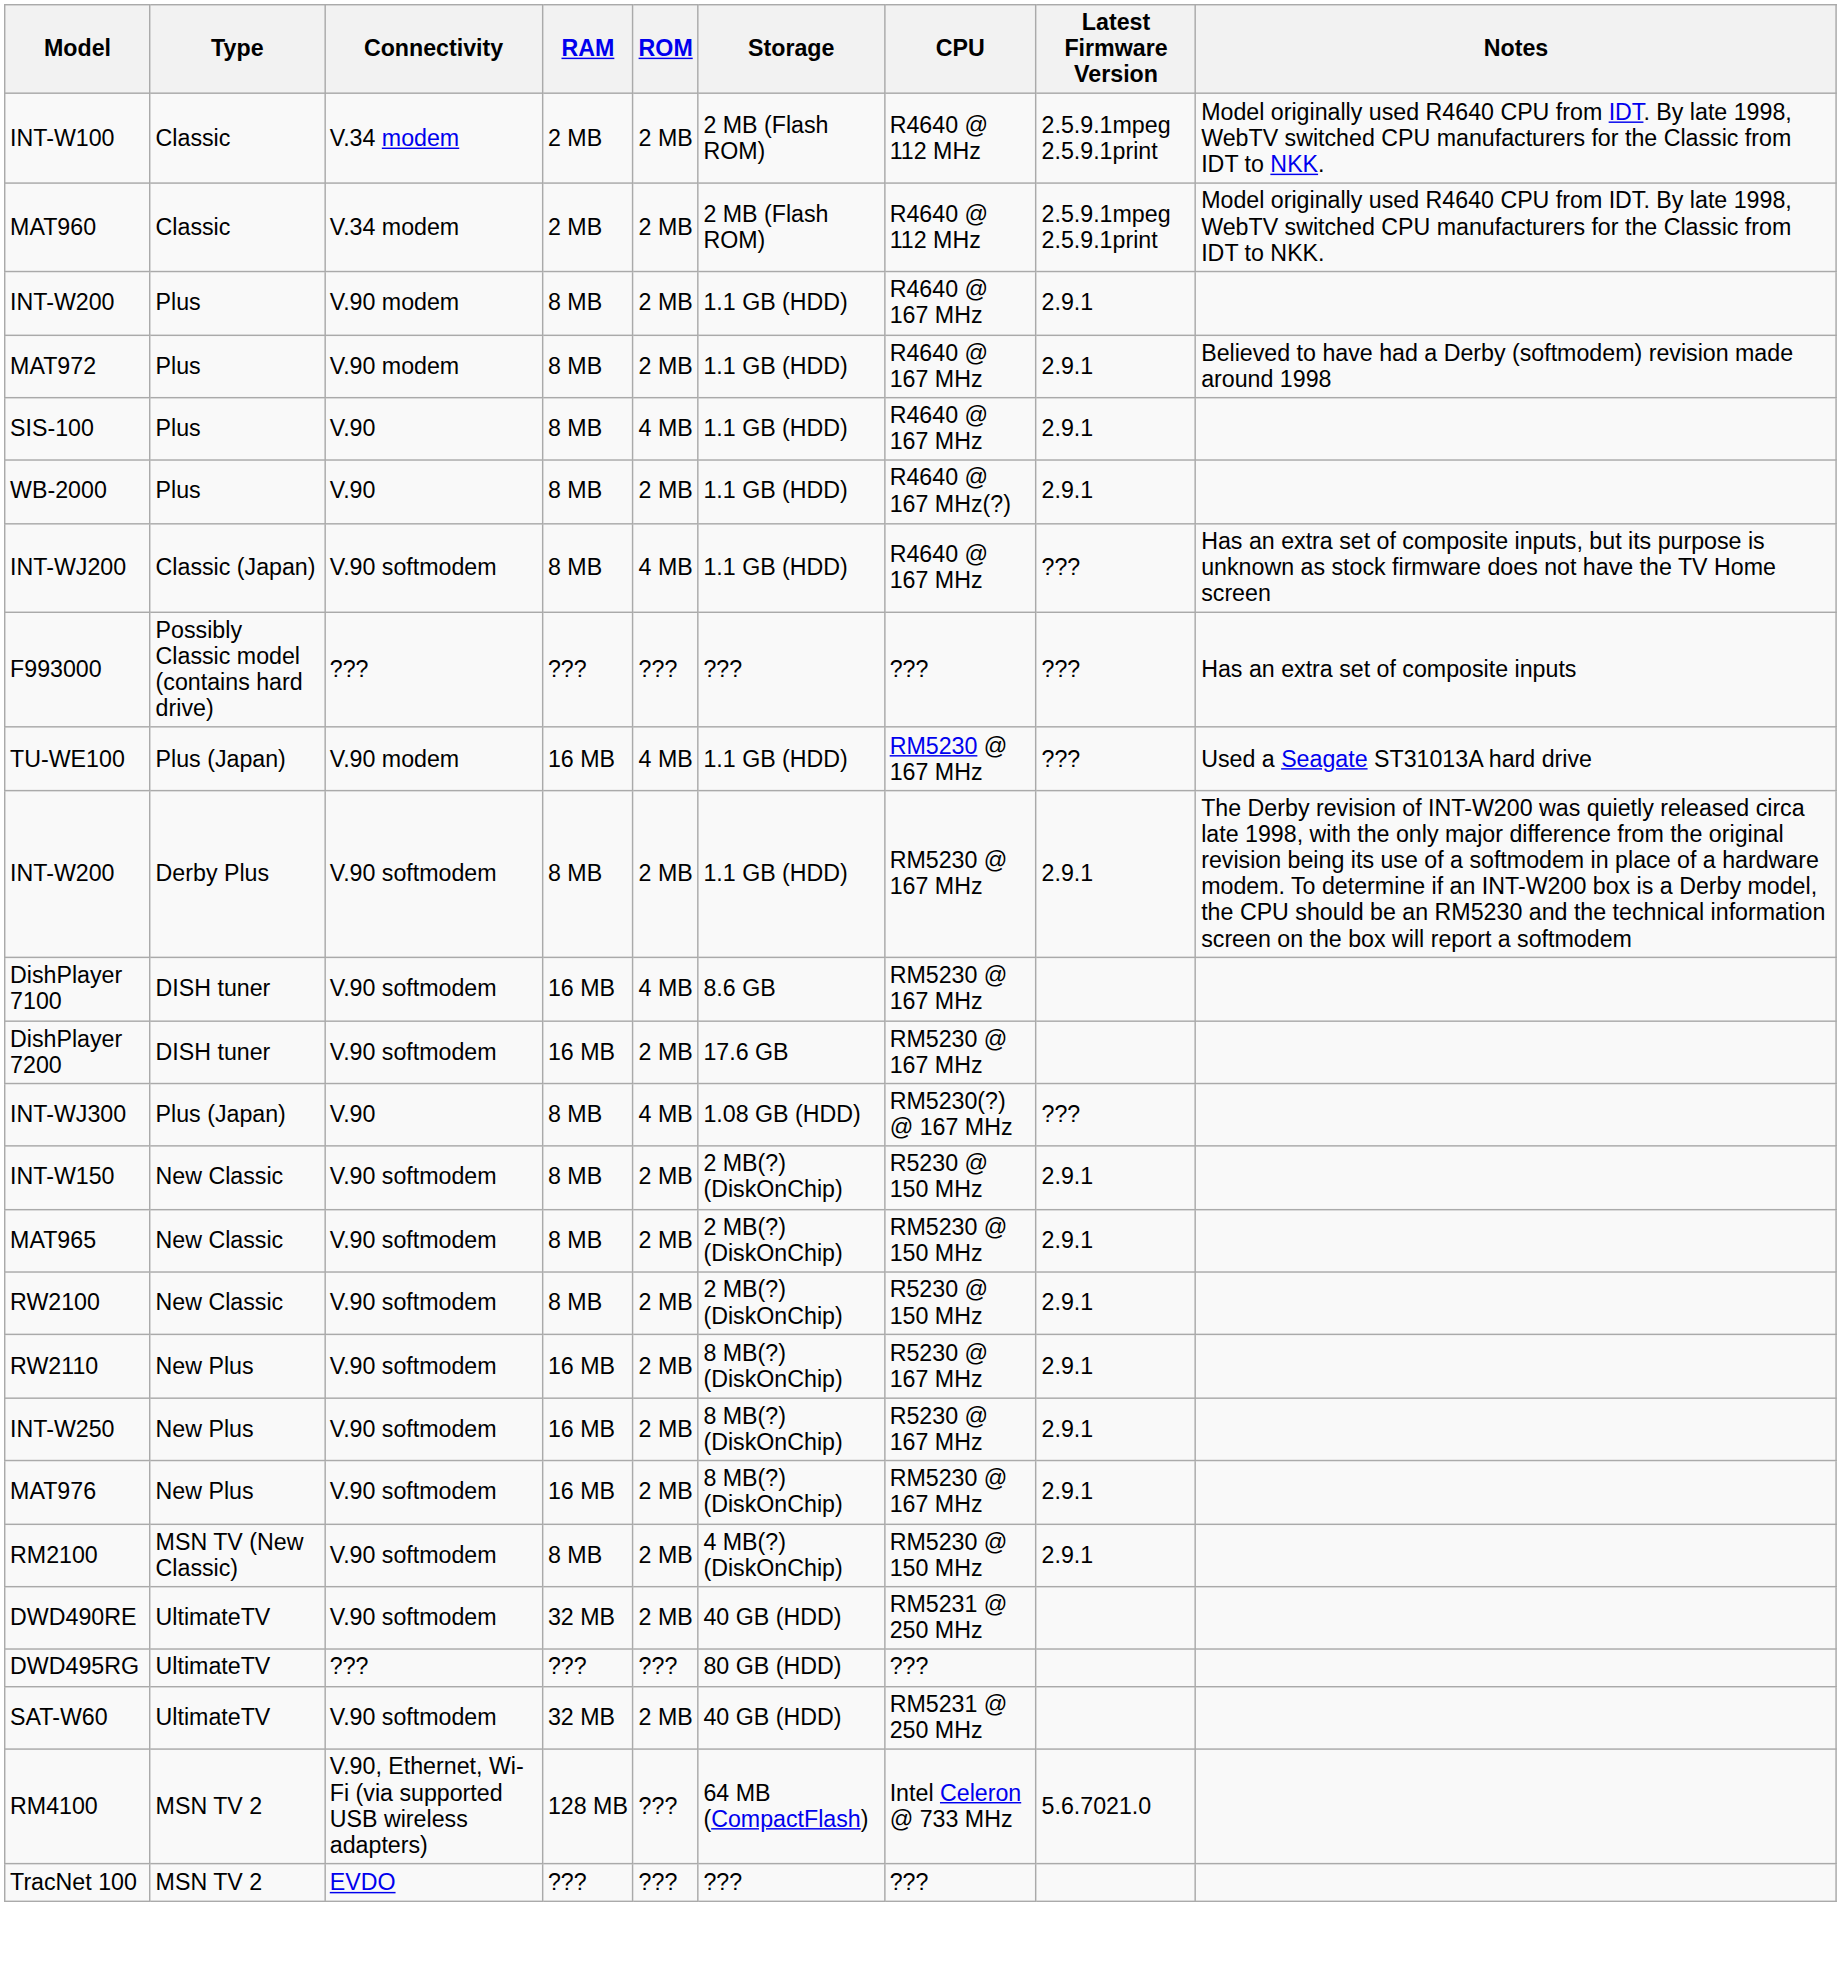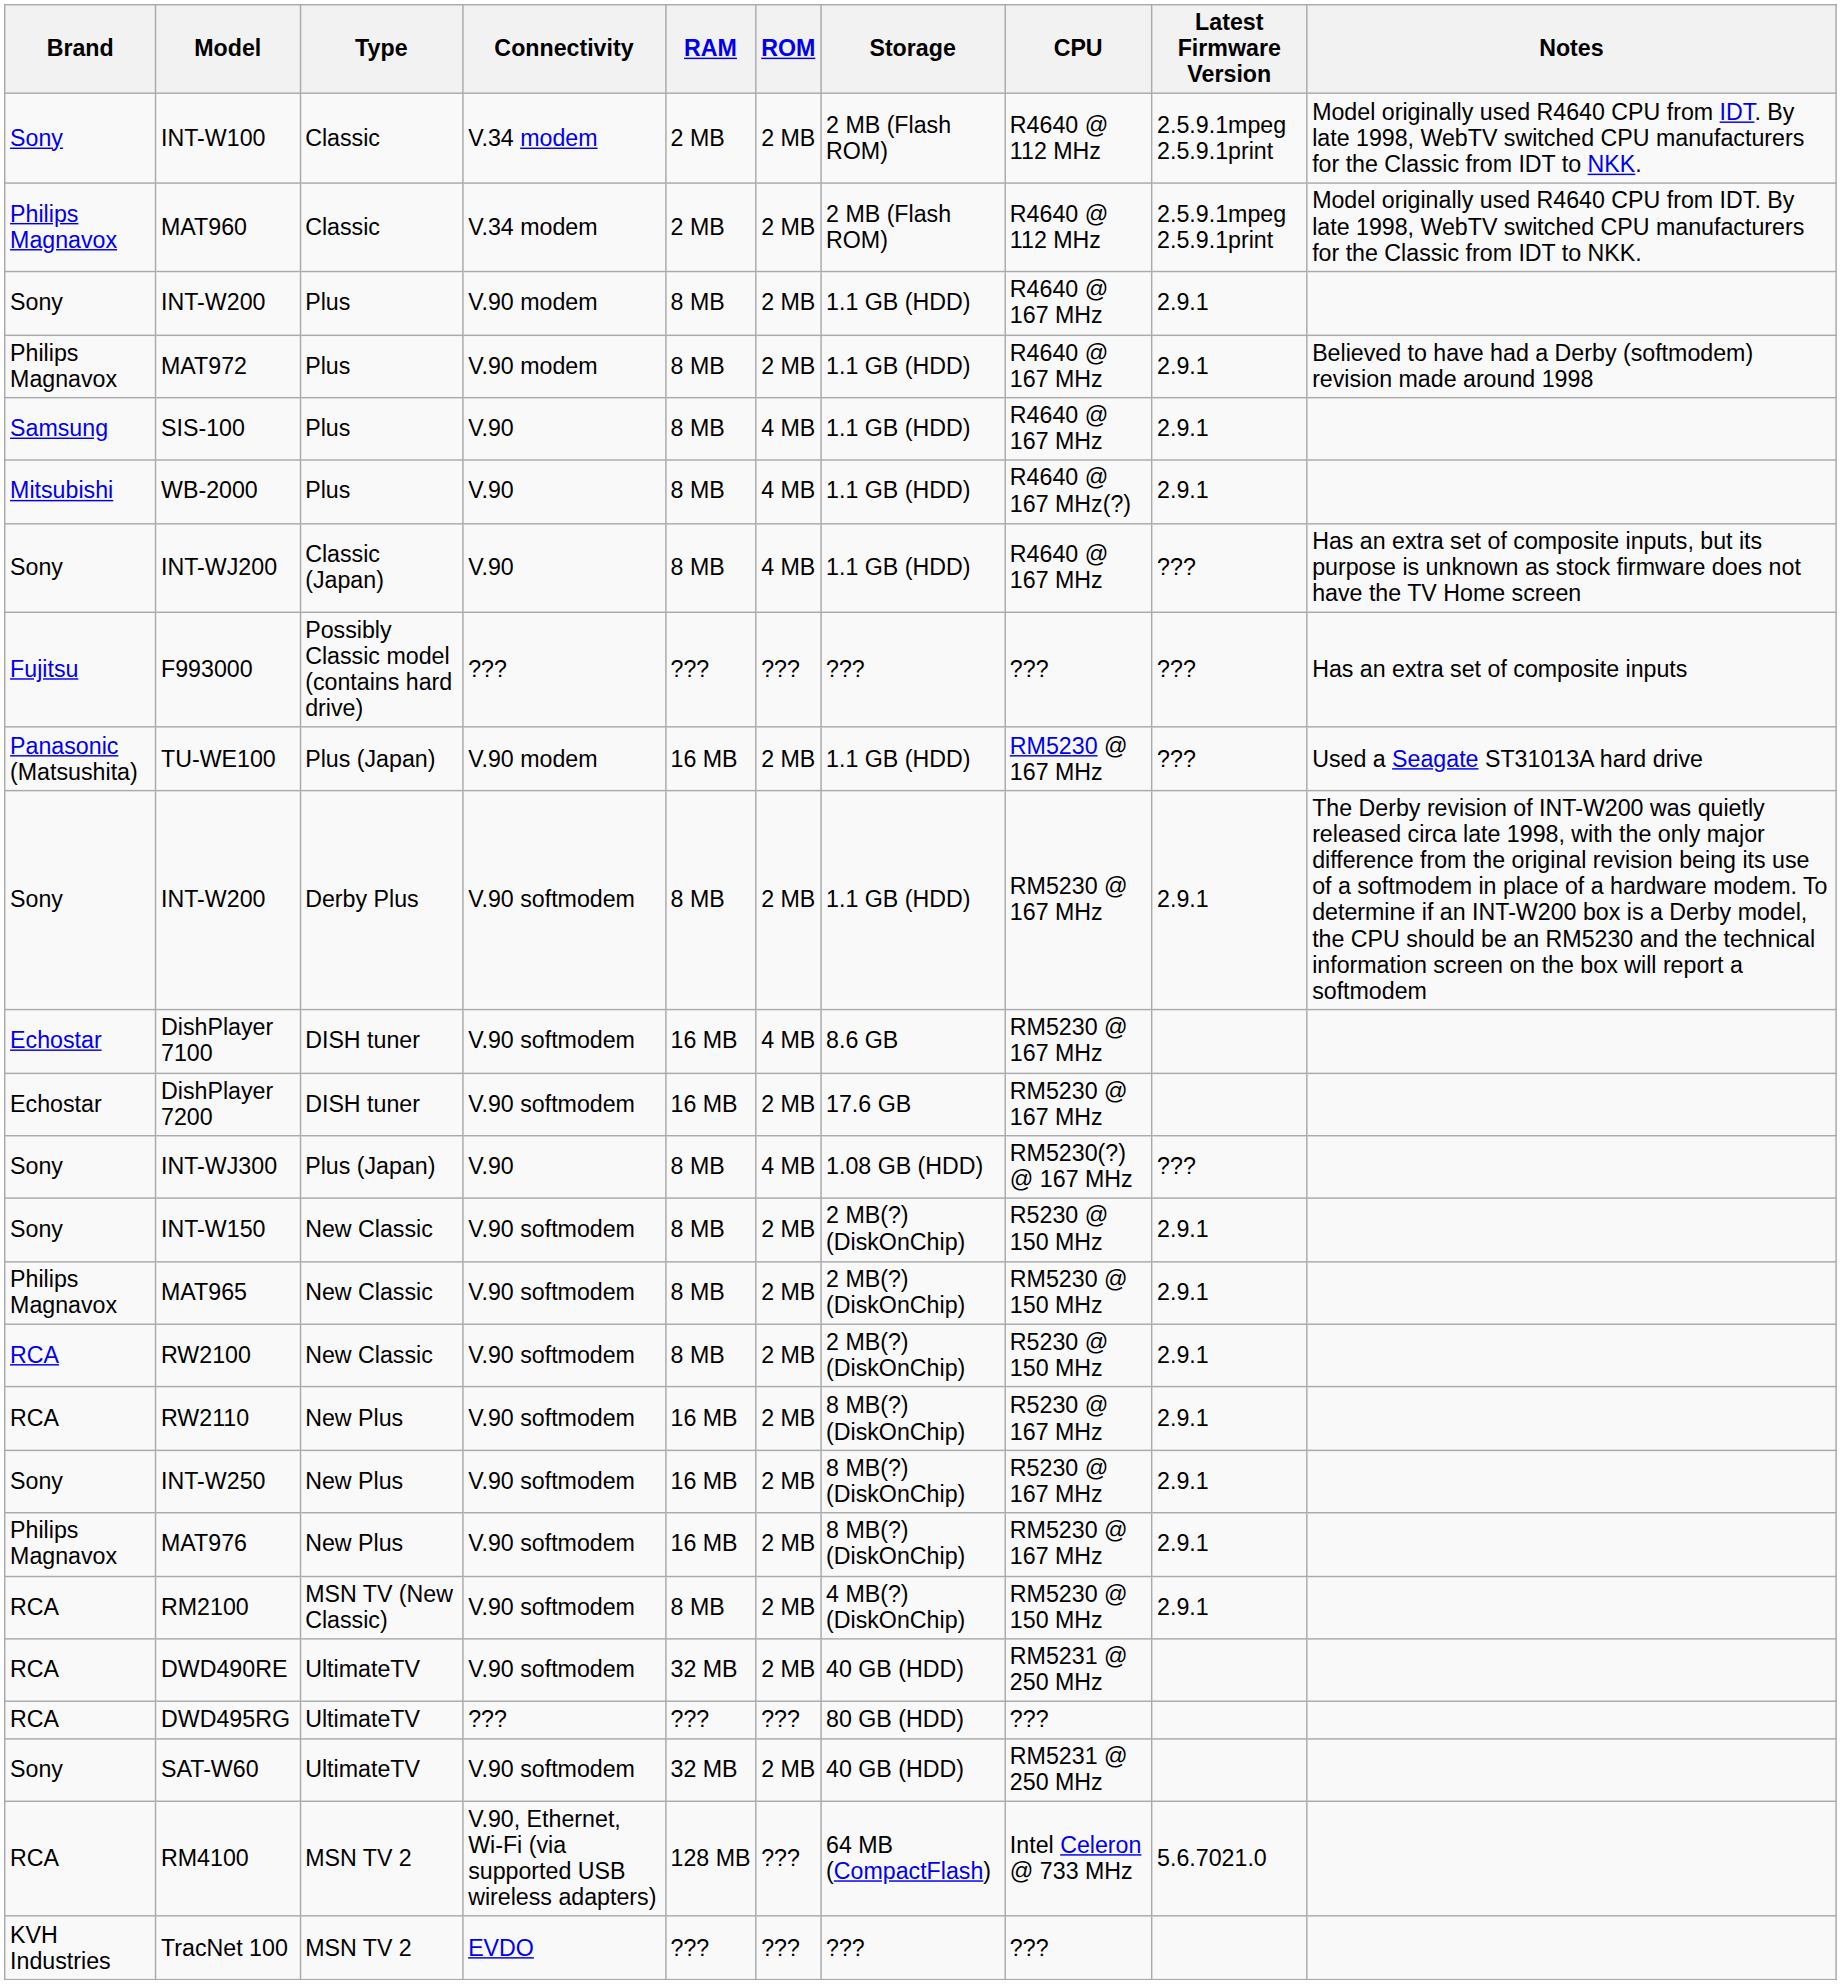+ column: (80, 48)
(666, 491) 2 MB -> (788, 491) 4 MB
(413, 567) V.90 softmodem -> (491, 567) V.90
(666, 758) 4 MB -> (788, 758) 2 MB
